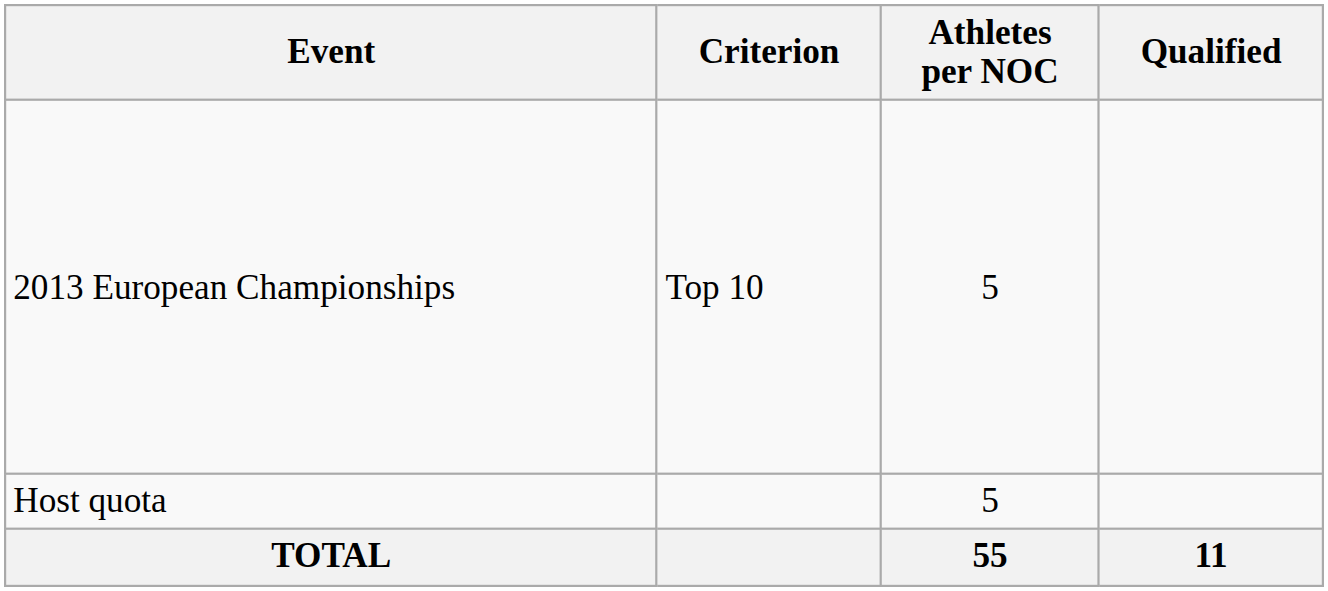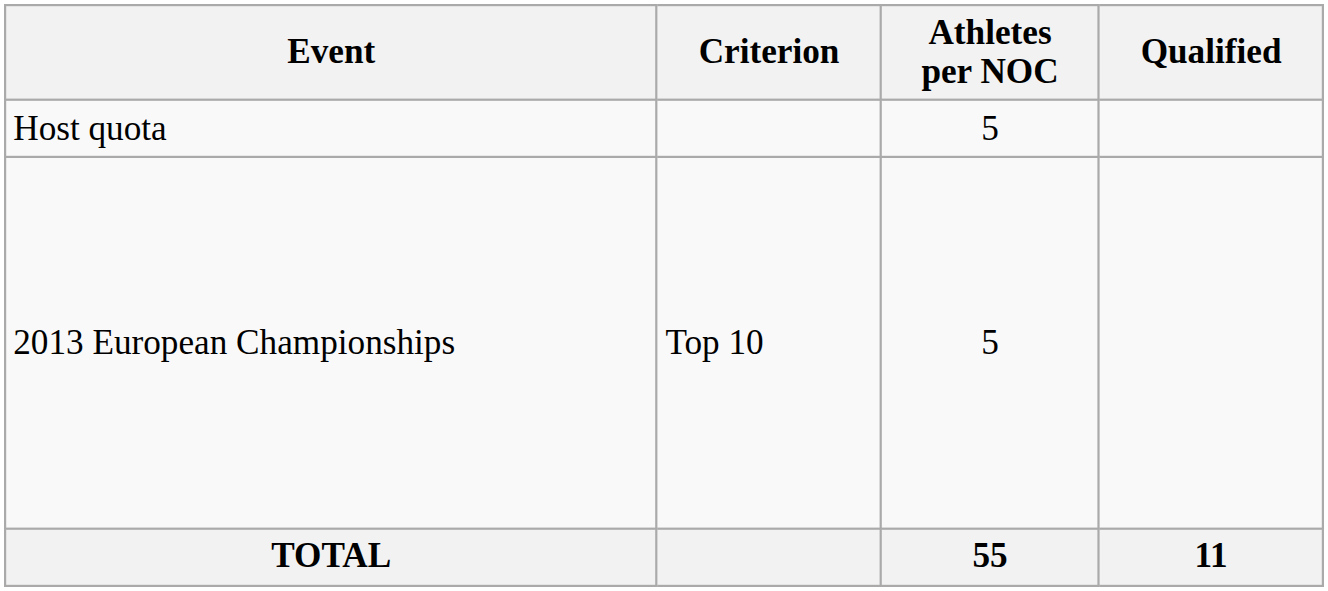rows swapped: (90, 500) <-> (234, 286)
